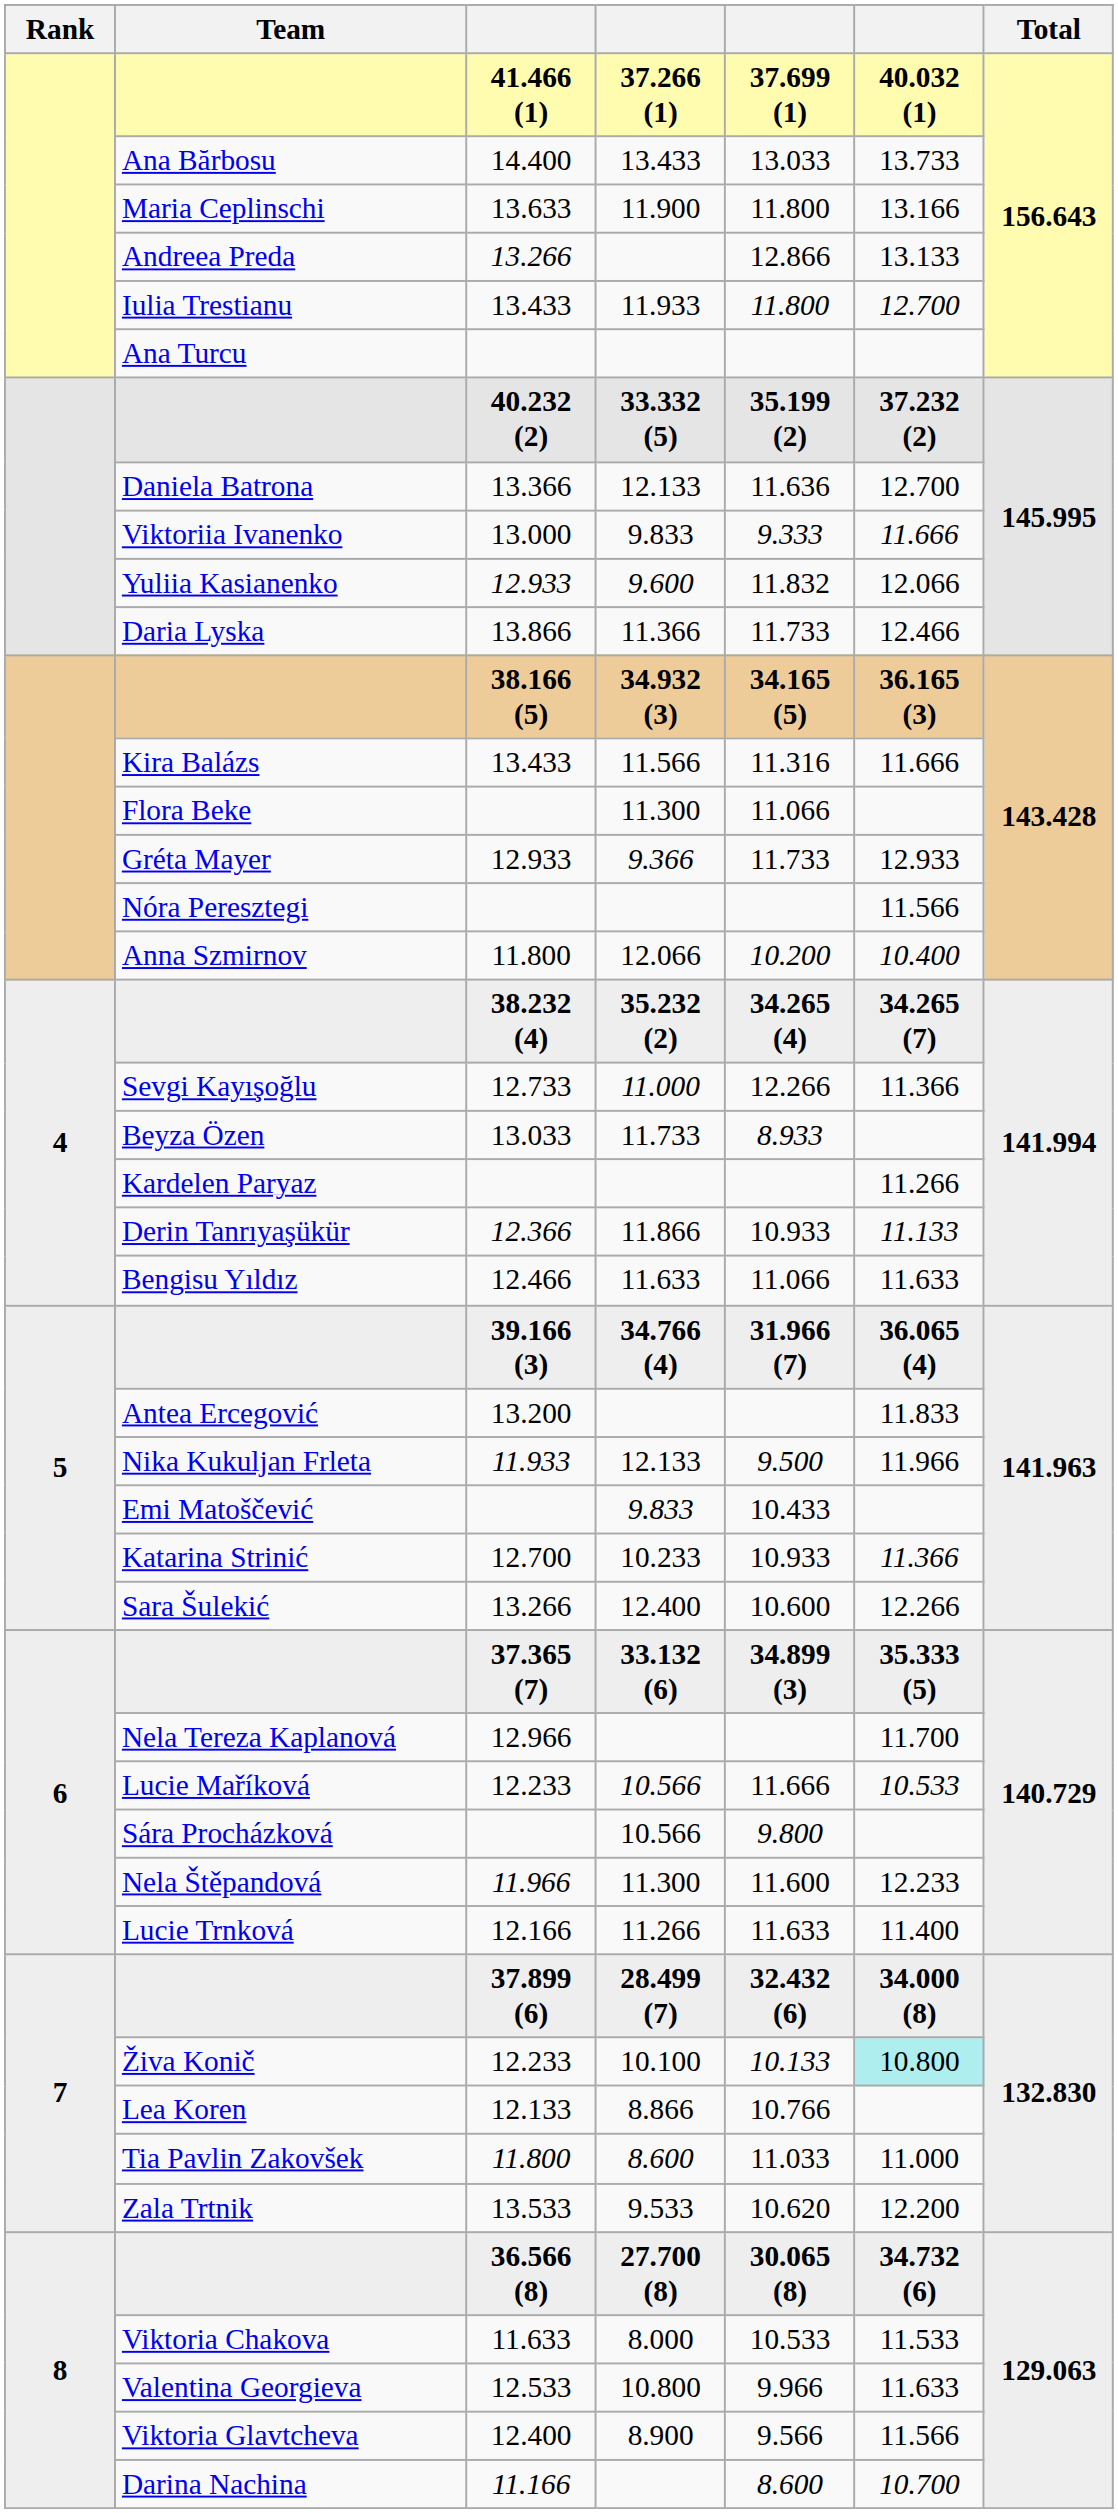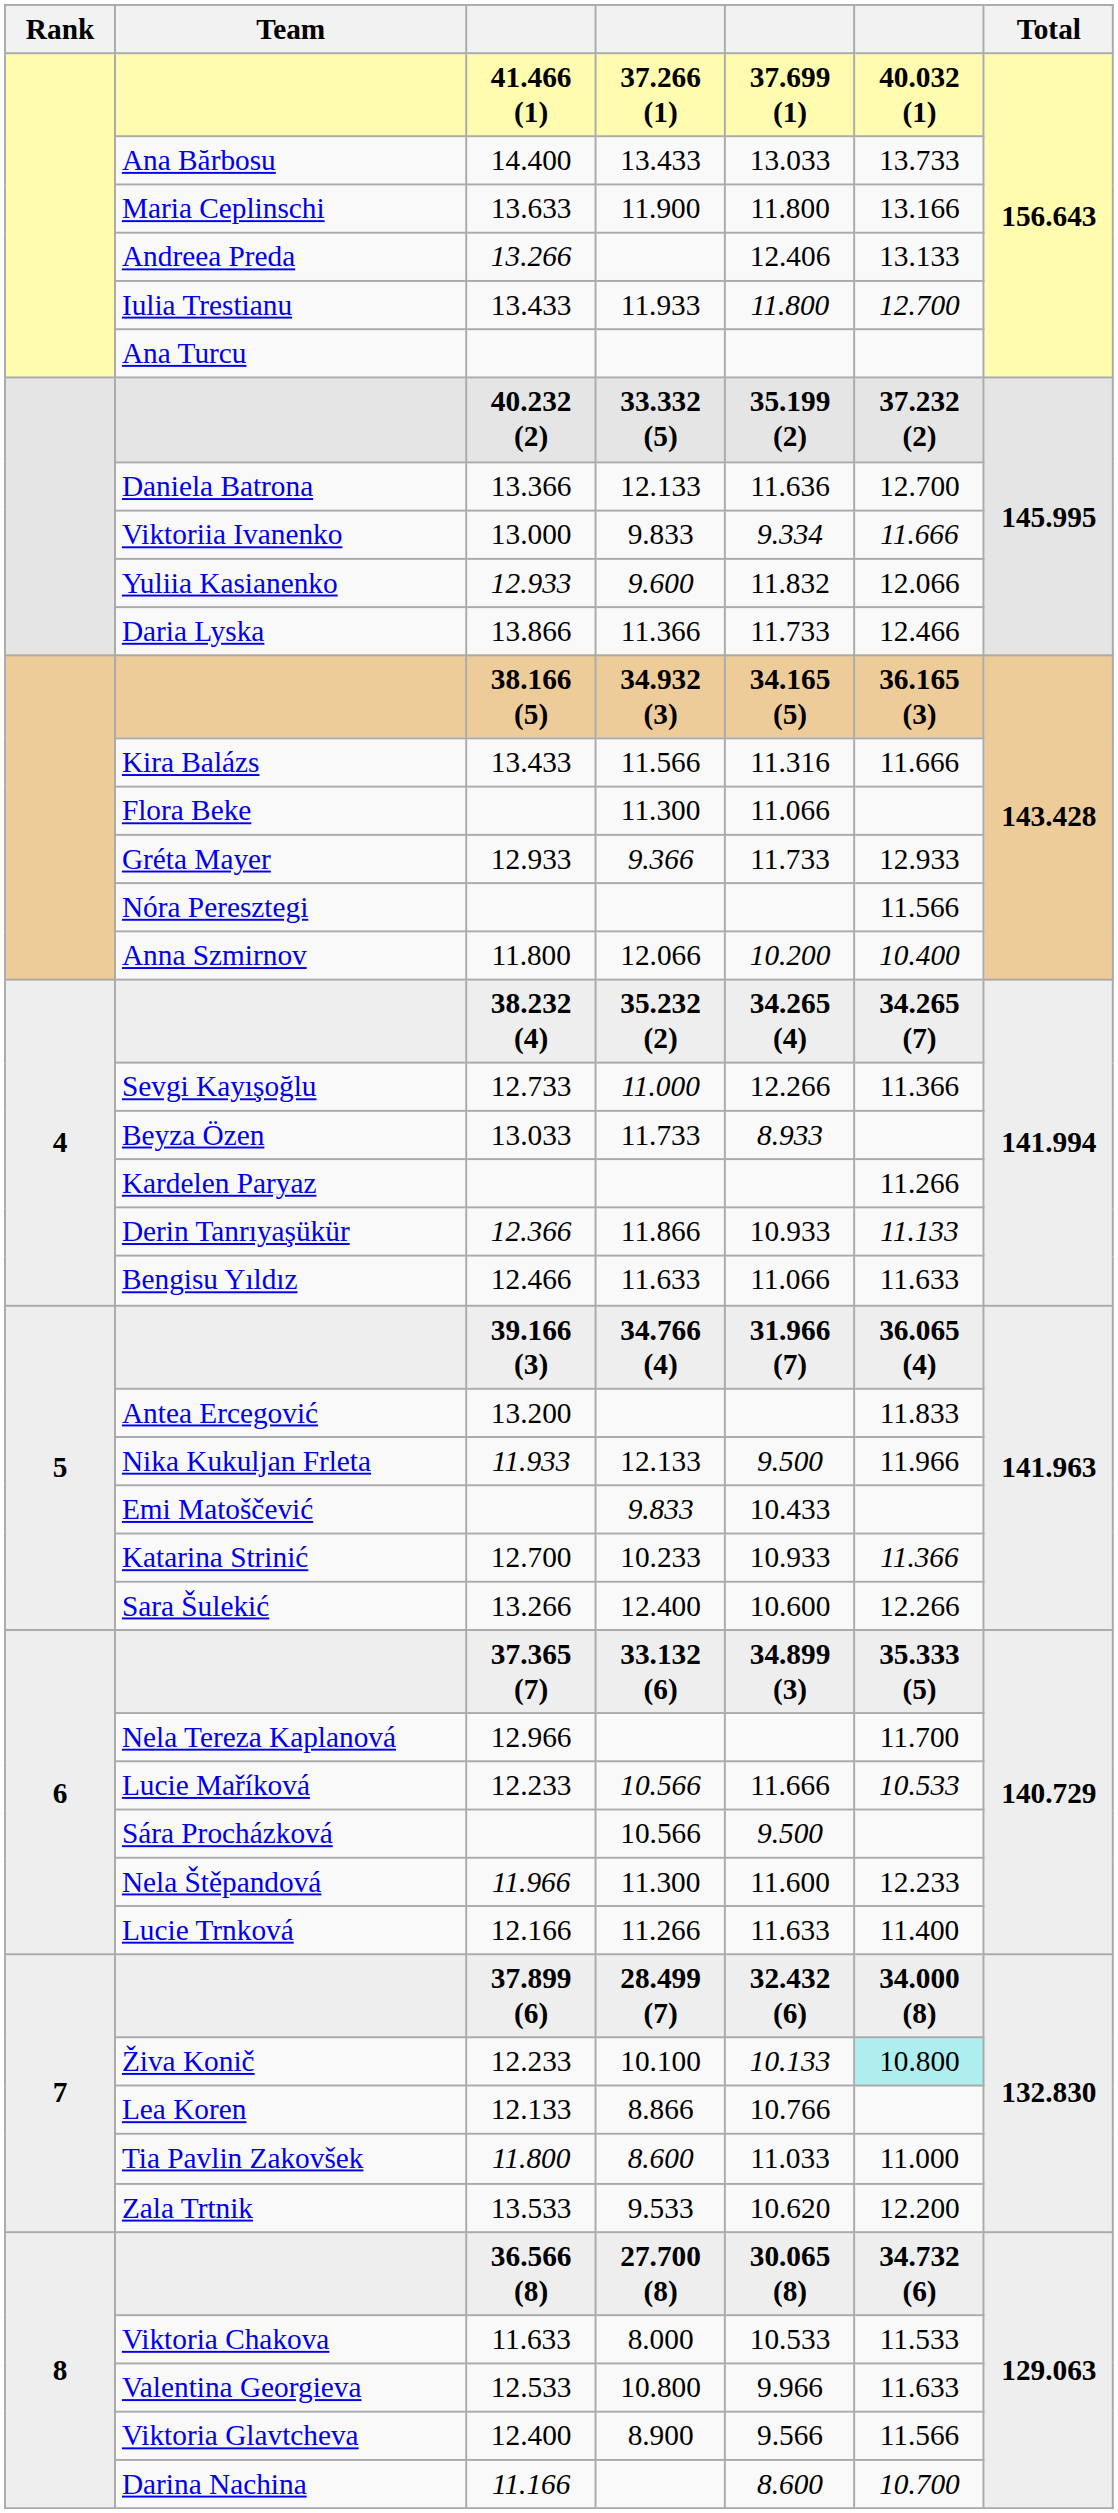(790, 257) 12.866 -> (790, 257) 12.406
(790, 533) 9.333 -> (790, 533) 9.334
(790, 1833) 9.800 -> (790, 1833) 9.500
